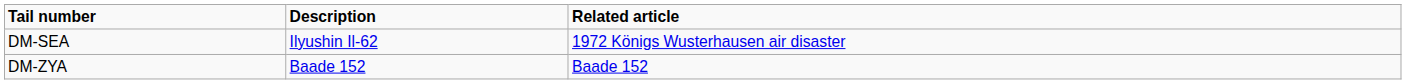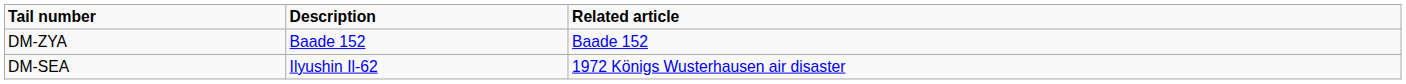rows swapped: (39, 41) <-> (38, 66)
